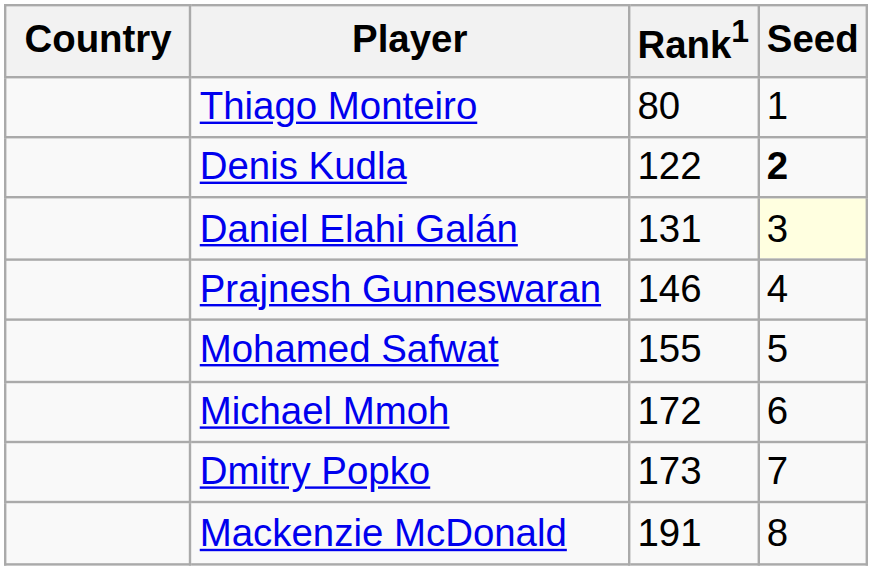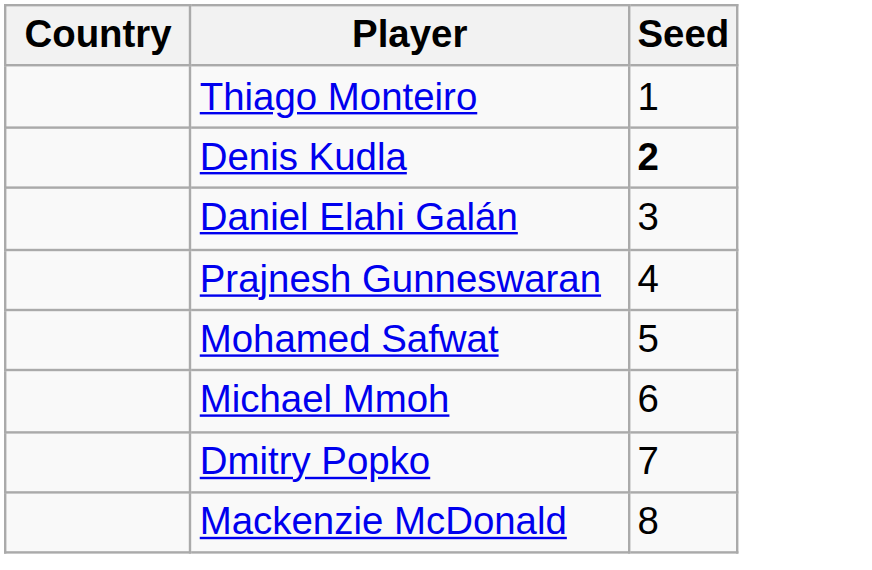- column: (693, 40)
(778, 228) lightyellow background -> (648, 217) no background
